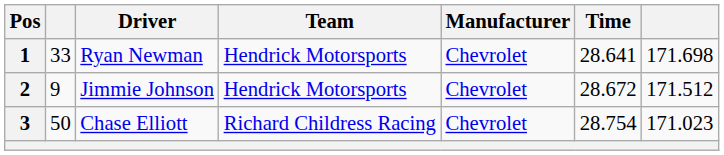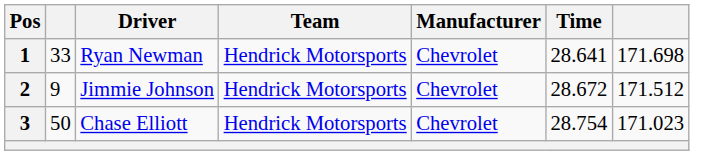(330, 123) Richard Childress Racing -> (315, 123) Hendrick Motorsports
